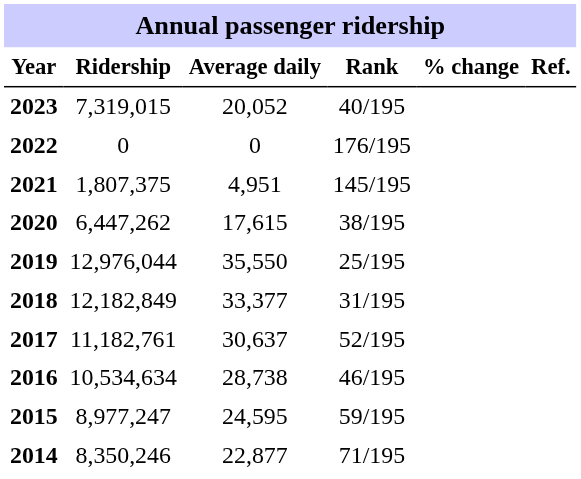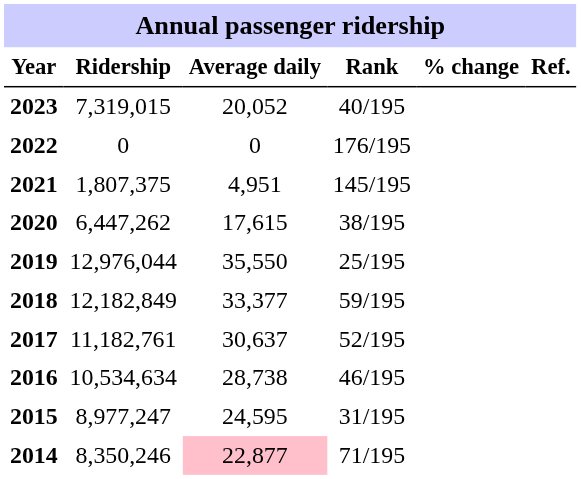(372, 300) 31/195 -> (372, 300) 59/195
(372, 416) 59/195 -> (372, 416) 31/195
(255, 455) no background -> (255, 455) pink background
